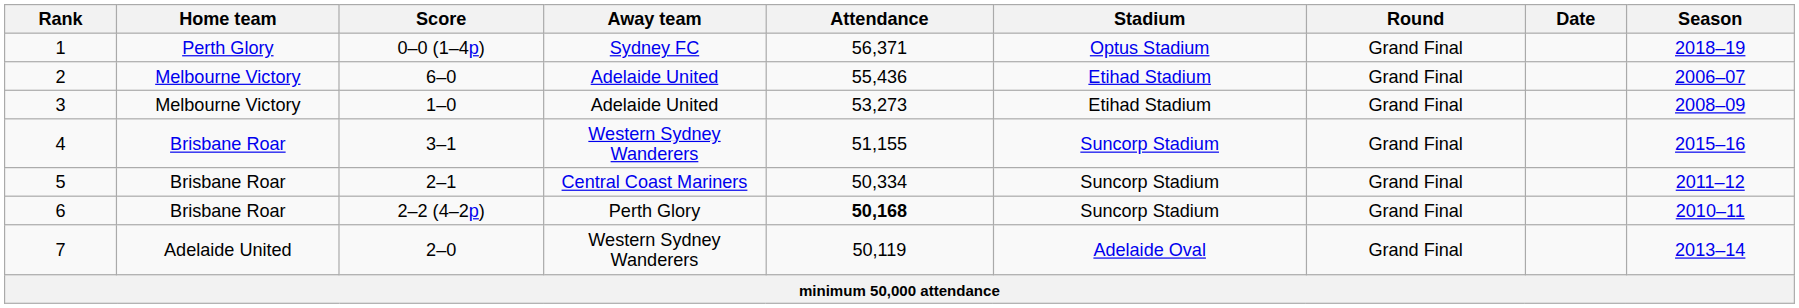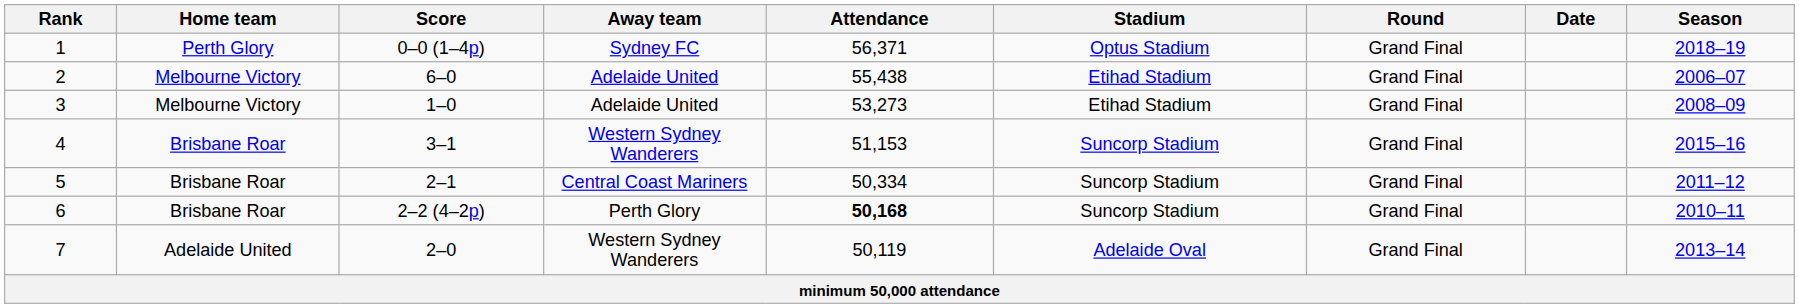(879, 76) 55,436 -> (879, 76) 55,438
(879, 144) 51,155 -> (879, 144) 51,153
